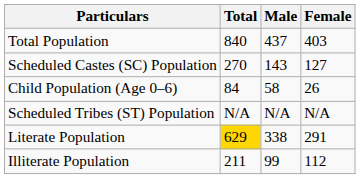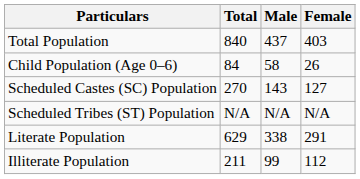rows swapped: (93, 88) <-> (112, 64)
(235, 137) gold background -> (235, 137) no background
